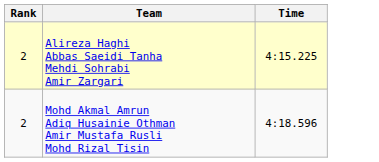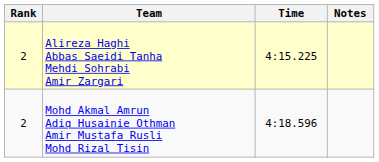+ column: (350, 13)
